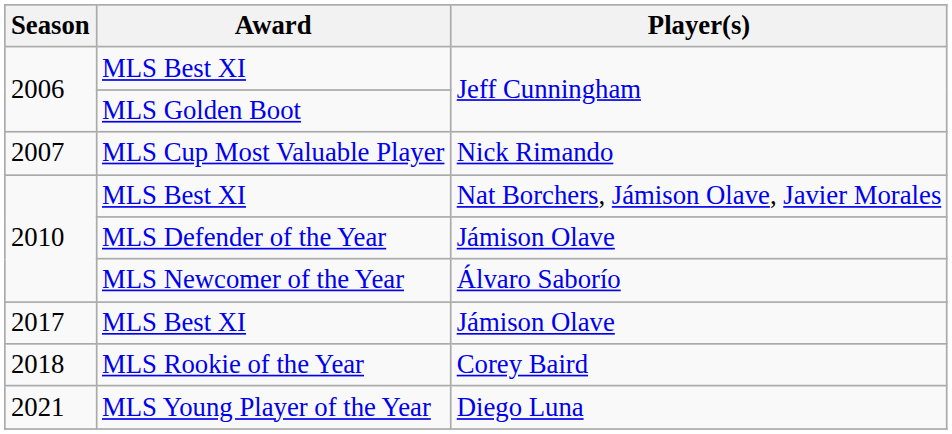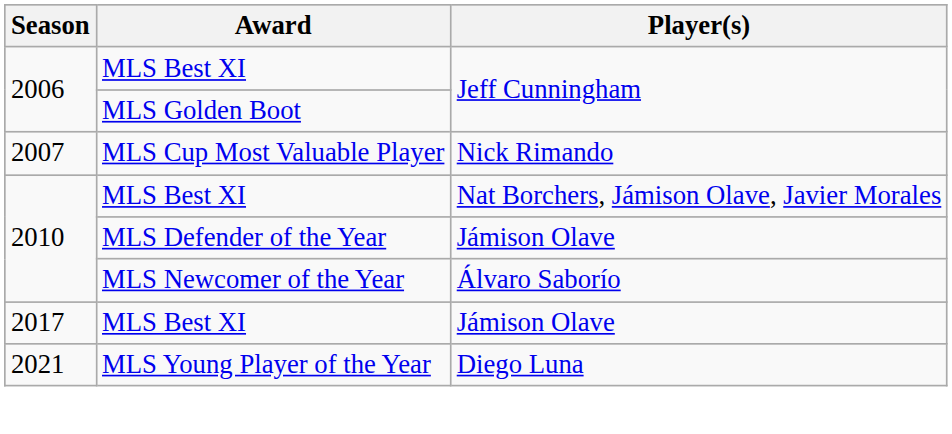- row: (233, 364)
